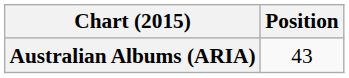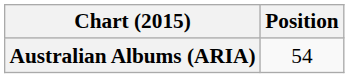(302, 55) 43 -> (302, 55) 54
